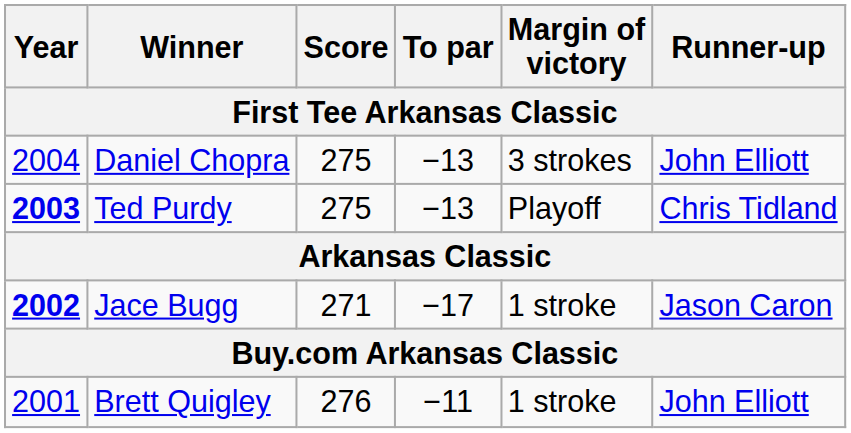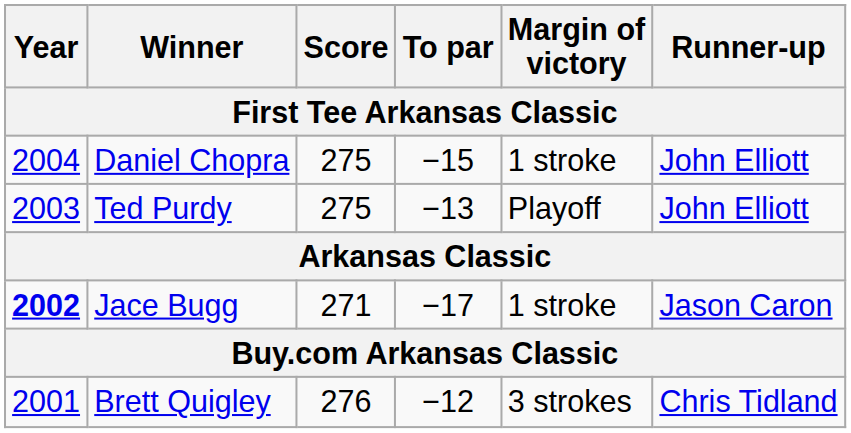(448, 160) −13 -> (448, 160) −15
(570, 160) 3 strokes -> (562, 160) 1 stroke
(46, 209) bold -> (46, 209) normal
(749, 209) Chris Tidland -> (734, 209) John Elliott
(448, 402) −11 -> (448, 402) −12
(562, 402) 1 stroke -> (570, 402) 3 strokes
(734, 402) John Elliott -> (749, 402) Chris Tidland
